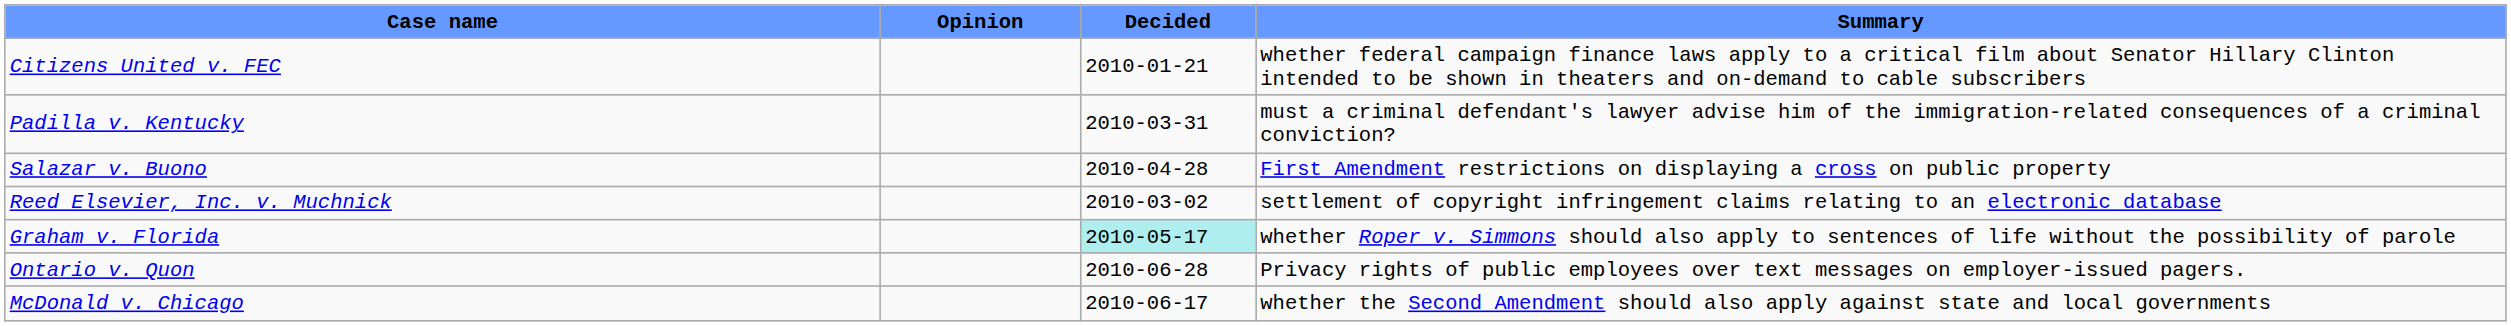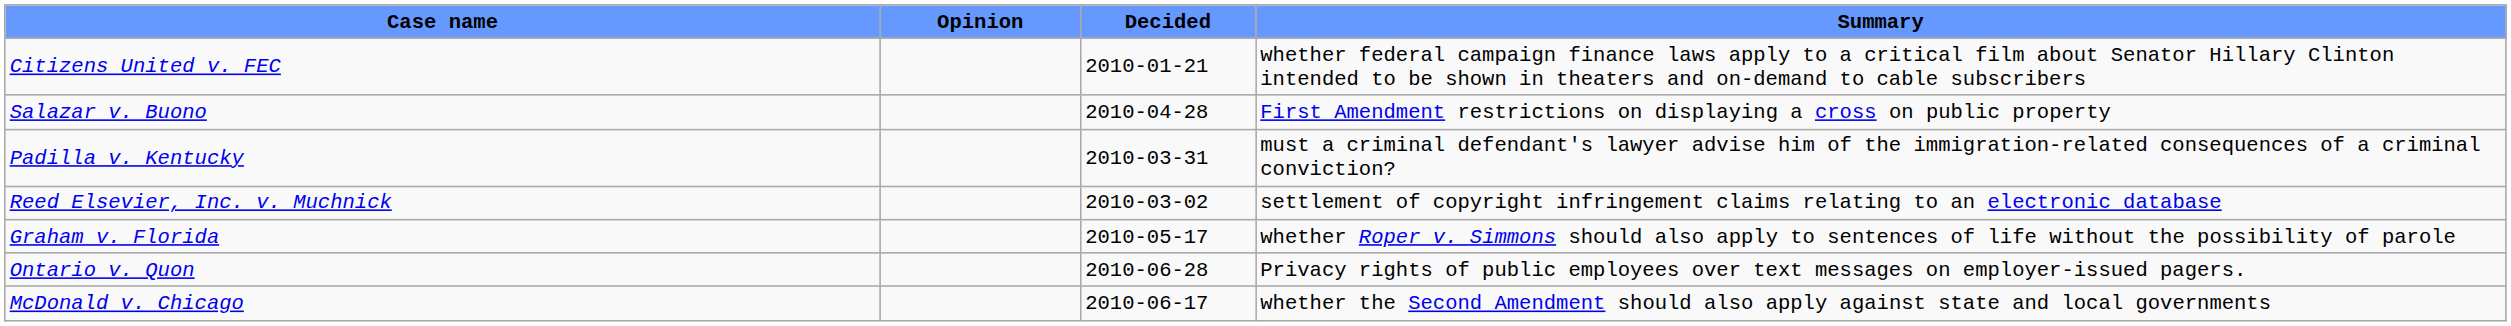rows swapped: (127, 124) <-> (108, 169)
(1147, 236) paleturquoise background -> (1147, 236) no background
